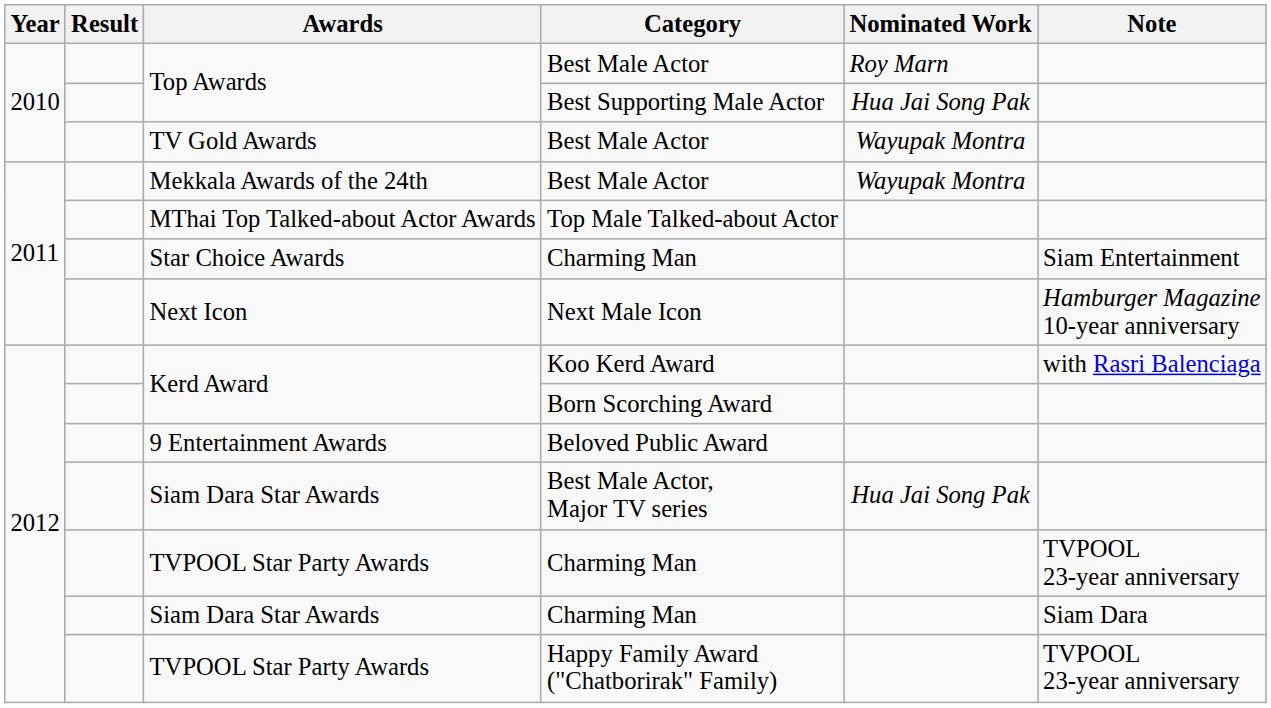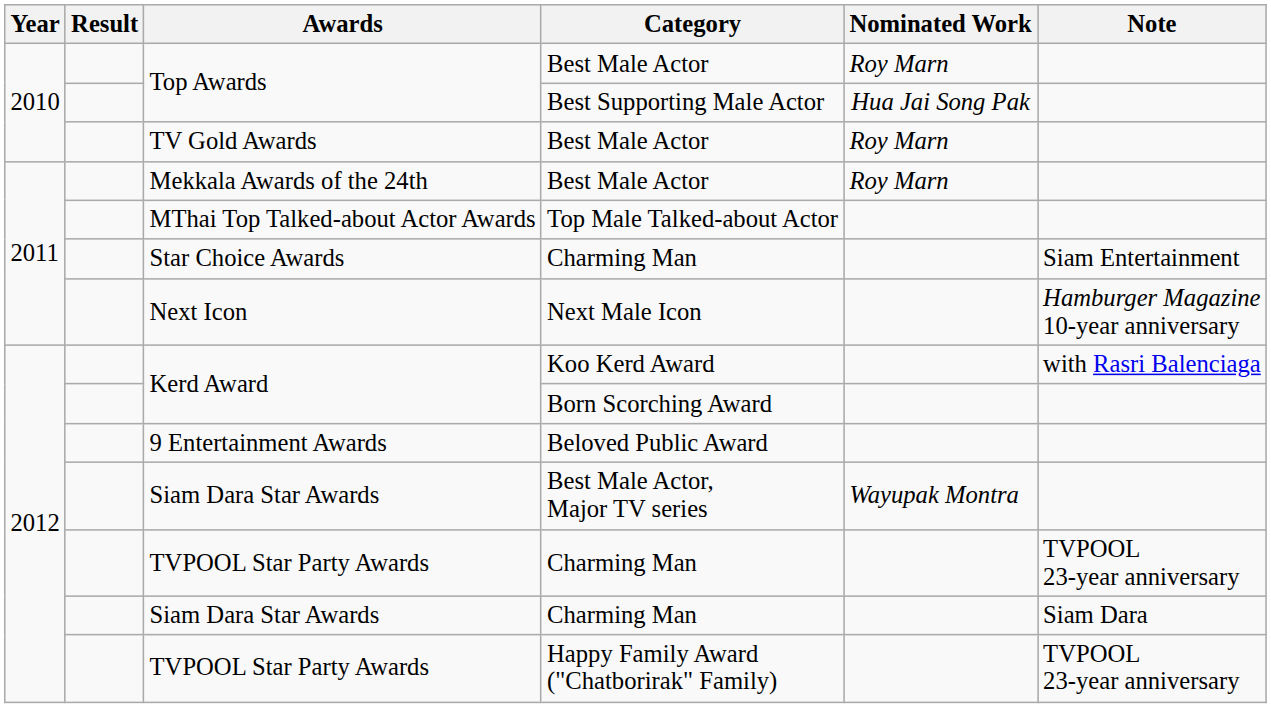(941, 141) Wayupak Montra -> (899, 141) Roy Marn
(941, 180) Wayupak Montra -> (899, 180) Roy Marn
(941, 495) Hua Jai Song Pak -> (934, 495) Wayupak Montra
